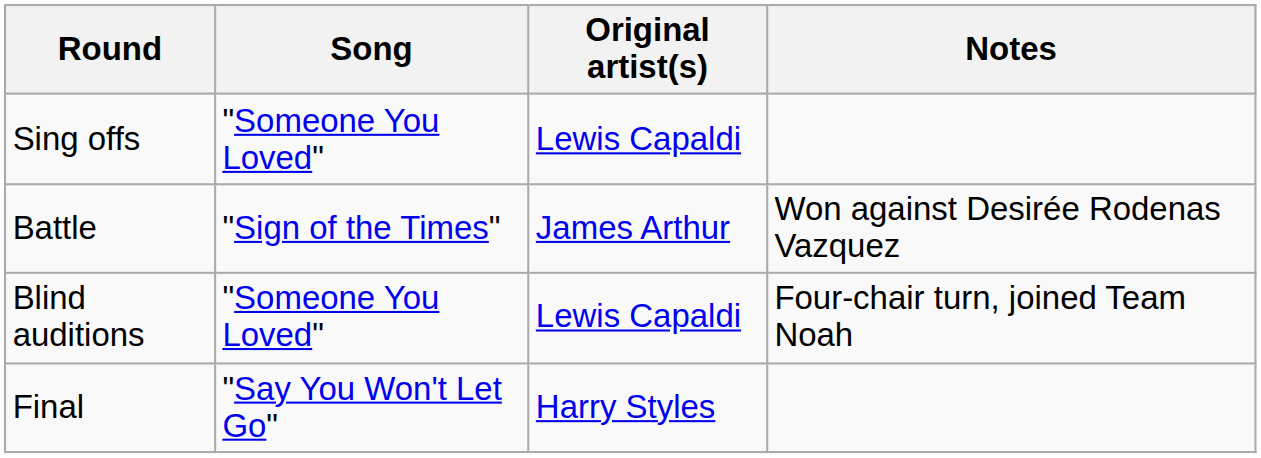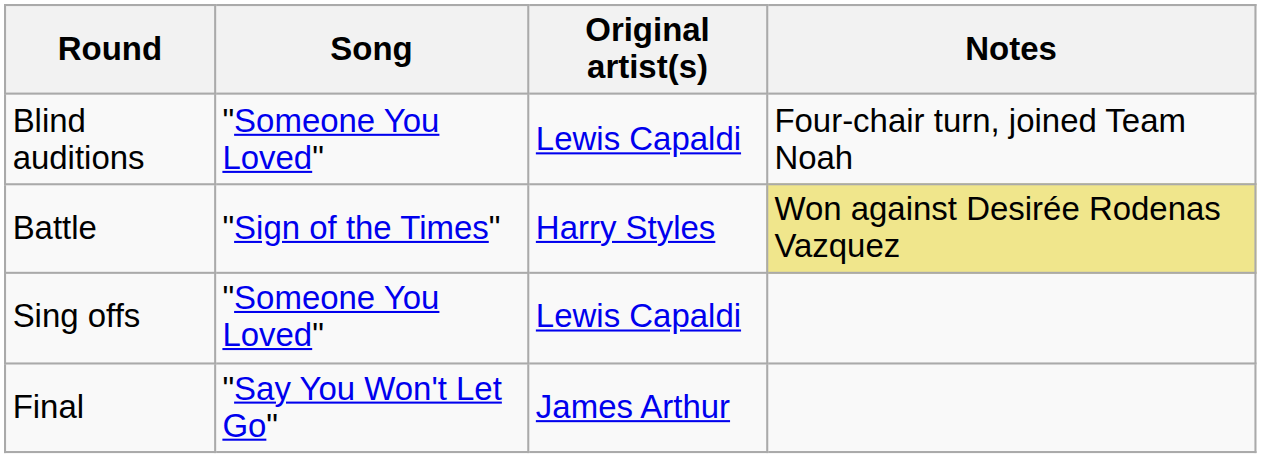rows swapped: (79, 317) <-> (76, 138)
(633, 227) James Arthur -> (626, 227) Harry Styles
(998, 227) no background -> (998, 227) khaki background
(626, 406) Harry Styles -> (633, 406) James Arthur
